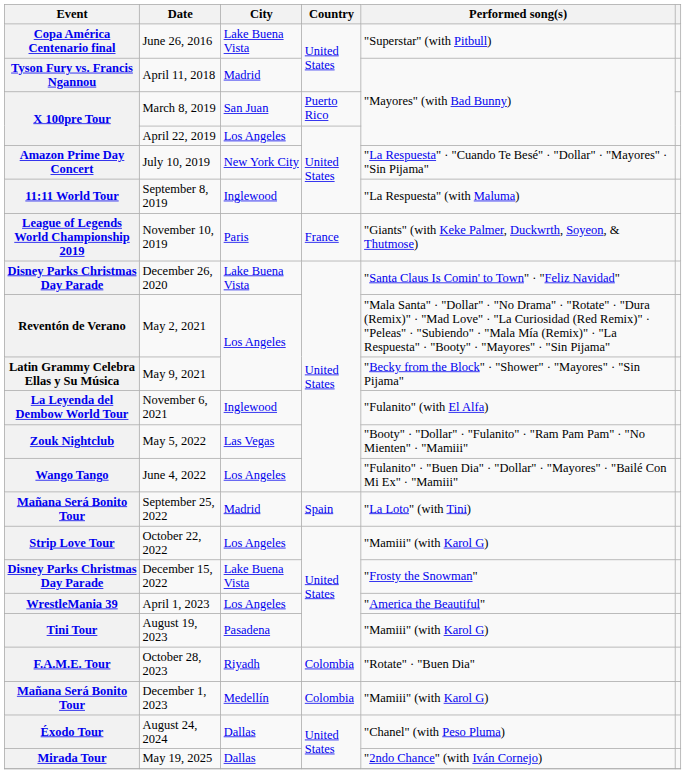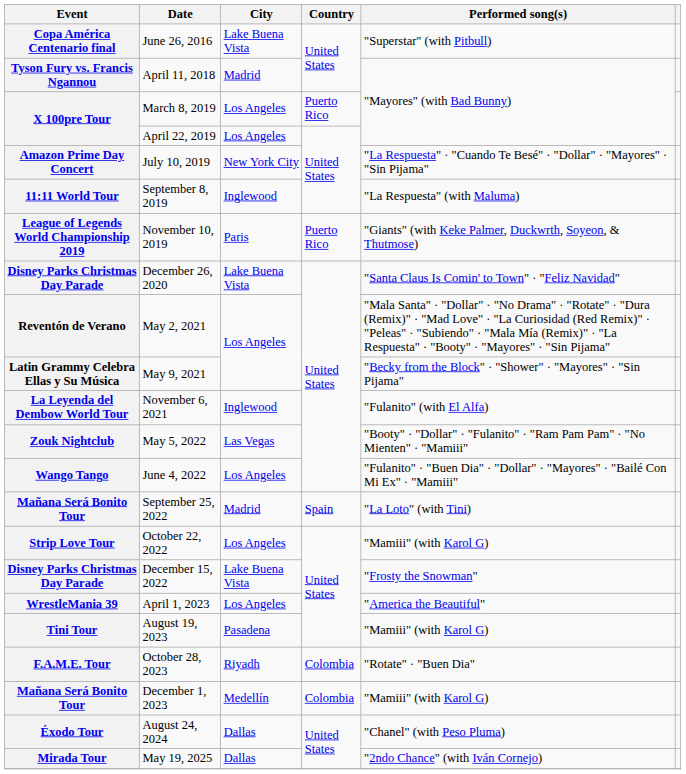(246, 108) San Juan -> (255, 108) Los Angeles
(322, 237) France -> (321, 237) Puerto Rico
